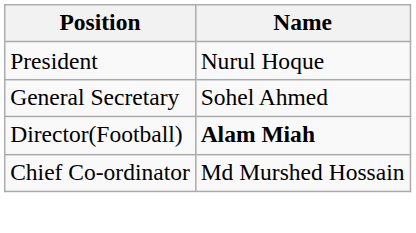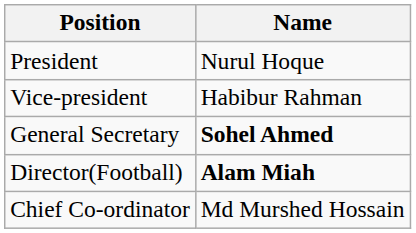+ row: (79, 97)
(264, 97) normal -> (267, 135) bold
